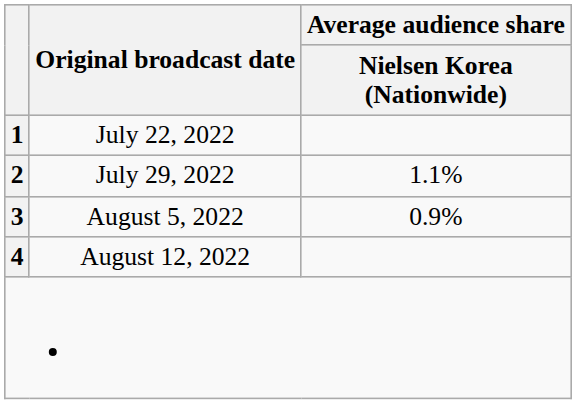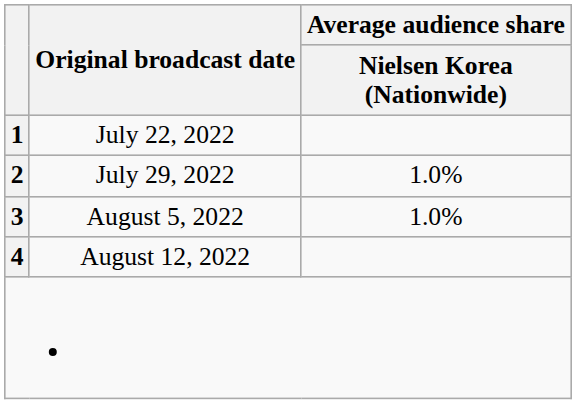(436, 175) 1.1% -> (436, 175) 1.0%
(436, 216) 0.9% -> (436, 216) 1.0%
